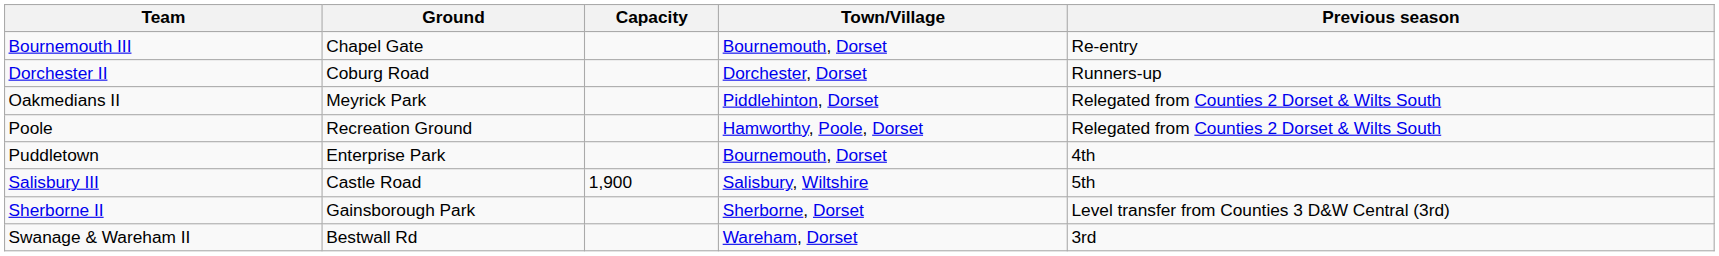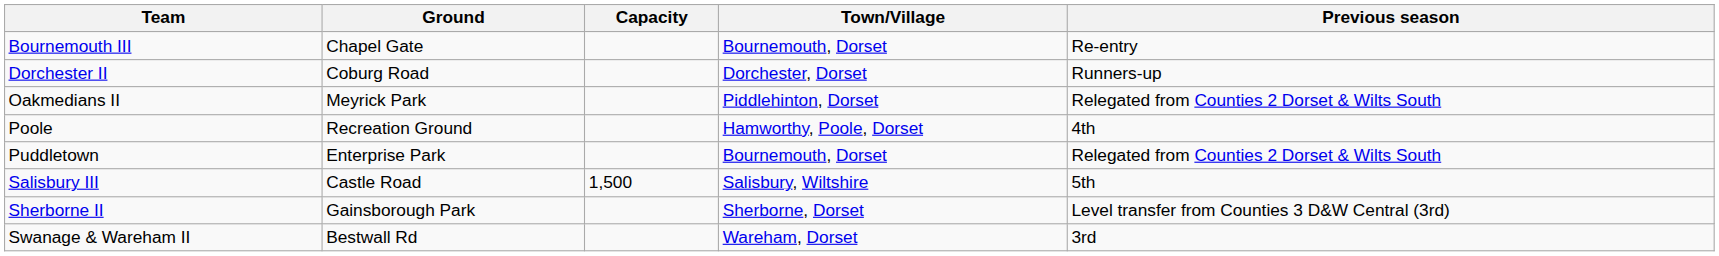(1256, 127) Relegated from Counties 2 Dorset & Wilts South -> (1083, 127) 4th
(1083, 155) 4th -> (1256, 155) Relegated from Counties 2 Dorset & Wilts South
(610, 182) 1,900 -> (610, 182) 1,500
